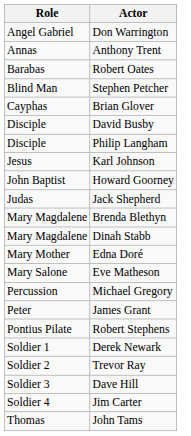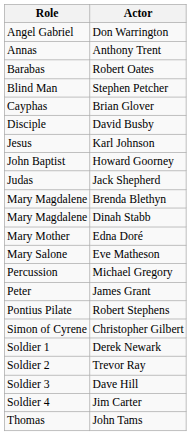- row: (130, 143)
+ row: (138, 328)
